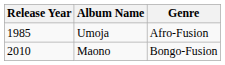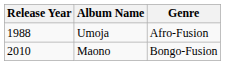(19, 32) 1985 -> (19, 32) 1988
